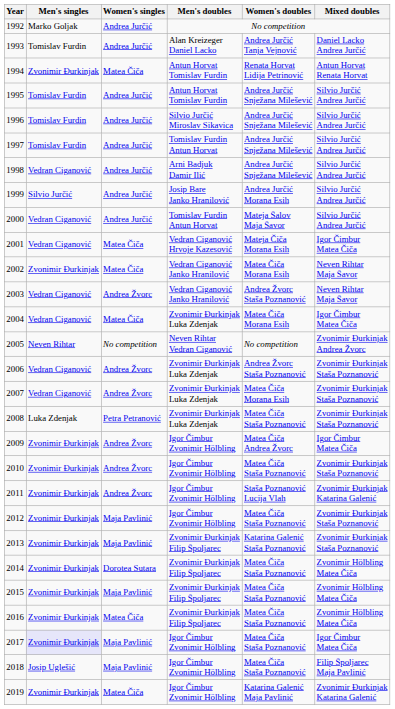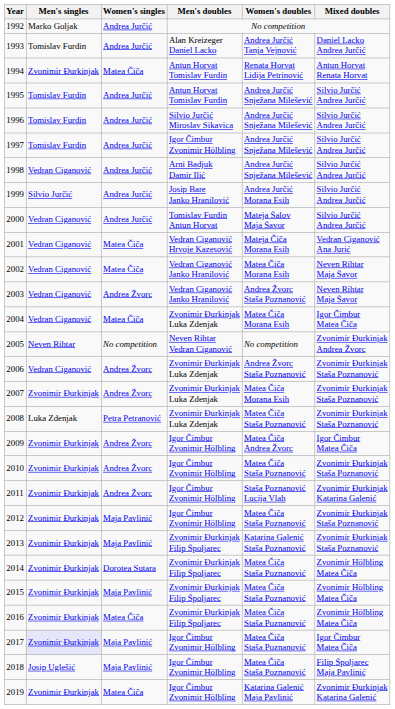(198, 145) Tomislav Furdin Antun Horvat -> (202, 145) Igor Čimbur Zvonimir Hölbling
(338, 245) Igor Čimbur Matea Čiča -> (348, 245) Vedran Ciganović Ana Jurić
(64, 270) Zvonimir Đurkinjak -> (60, 270) Vedran Ciganović
(60, 394) Vedran Ciganović -> (64, 394) Zvonimir Đurkinjak
